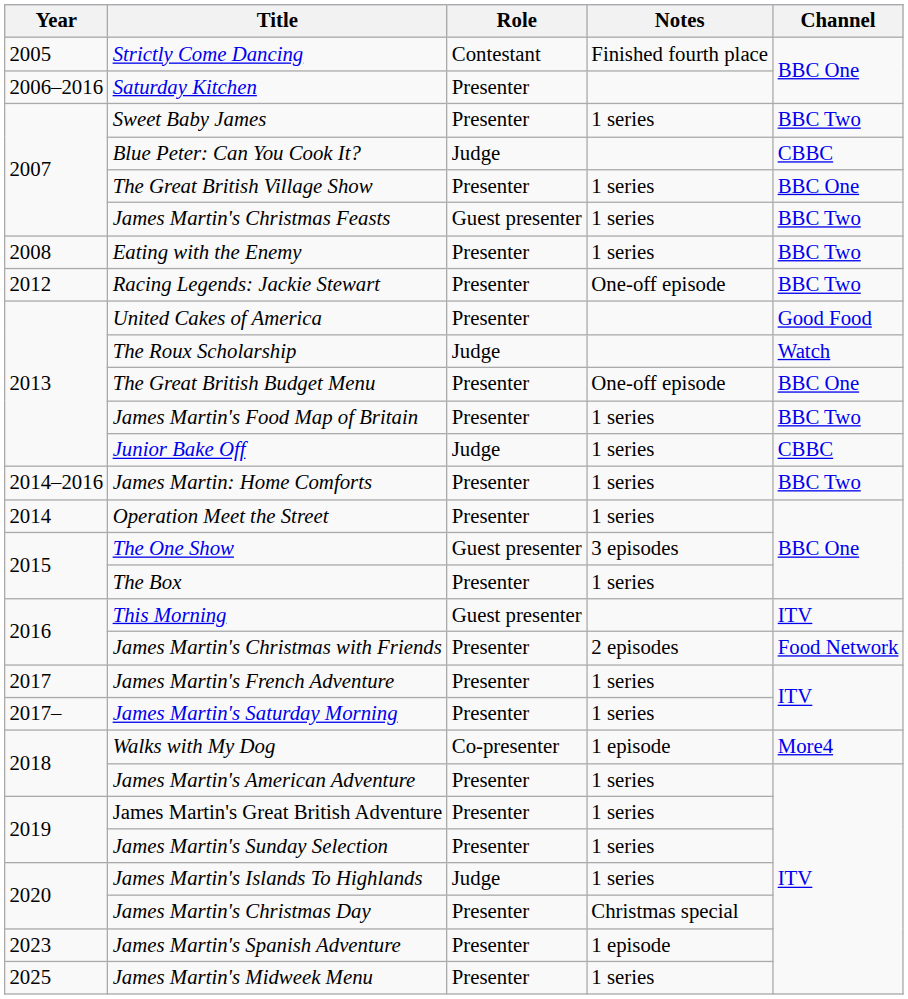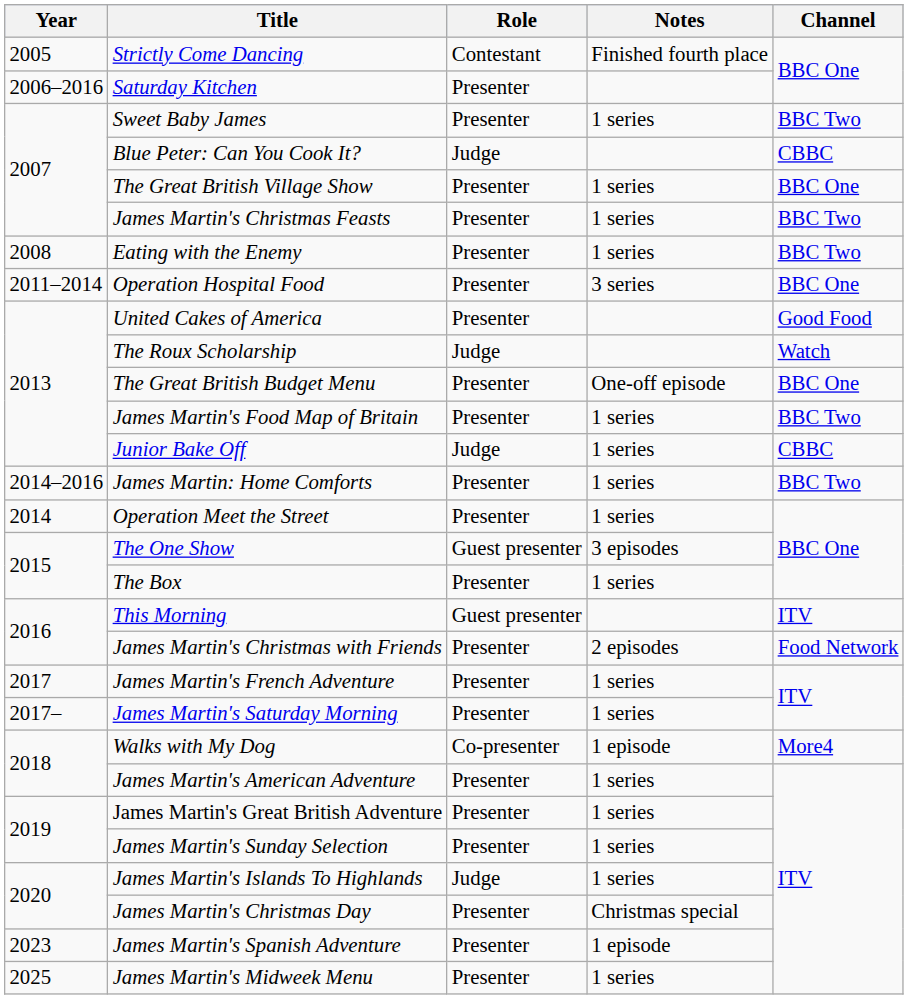(517, 218) Guest presenter -> (490, 218) Presenter
+ row: (218, 284)
- row: (246, 284)
